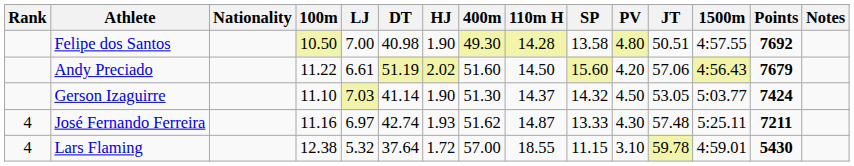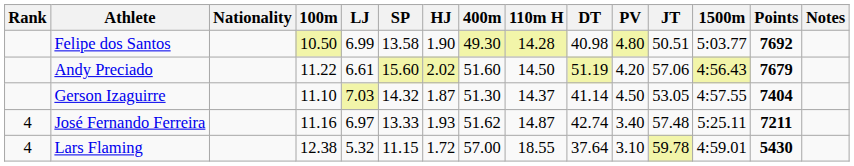columns swapped: (590, 17) <-> (400, 17)
(360, 43) 7.00 -> (360, 43) 6.99
(722, 43) 4:57.55 -> (722, 43) 5:03.77
(441, 95) 1.90 -> (441, 95) 1.87
(722, 95) 5:03.77 -> (722, 95) 4:57.55
(776, 95) 7424 -> (776, 95) 7404
(630, 122) 4.30 -> (630, 122) 3.40
